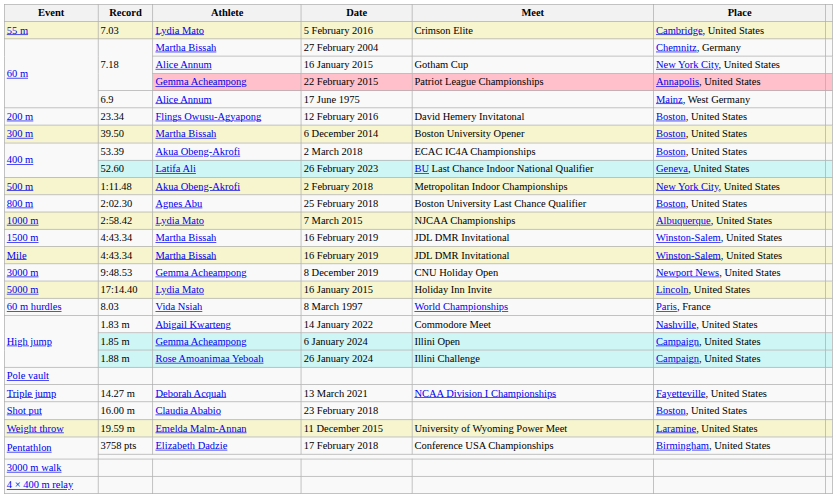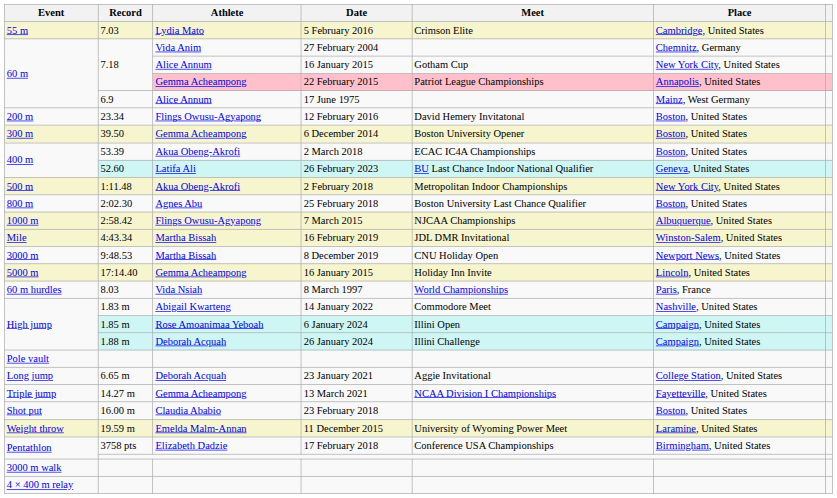(186, 47) Martha Bissah -> (178, 47) Vida Anim
(186, 134) Martha Bissah -> (201, 134) Gemma Acheampong
(180, 220) Lydia Mato -> (208, 220) Flings Owusu-Agyapong
- row: (23, 238)
(201, 272) Gemma Acheampong -> (186, 255) Martha Bissah
(180, 290) Lydia Mato -> (201, 272) Gemma Acheampong
(201, 341) Gemma Acheampong -> (209, 324) Rose Amoanimaa Yeboah
(209, 359) Rose Amoanimaa Yeboah -> (191, 341) Deborah Acquah
+ row: (30, 376)
(191, 393) Deborah Acquah -> (201, 393) Gemma Acheampong
